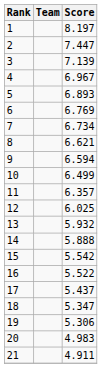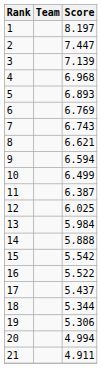(80, 78) 6.967 -> (80, 78) 6.968
(80, 127) 6.734 -> (80, 127) 6.743
(80, 192) 6.357 -> (80, 192) 6.387
(80, 225) 5.932 -> (80, 225) 5.984
(80, 306) 5.347 -> (80, 306) 5.344
(80, 339) 4.983 -> (80, 339) 4.994
